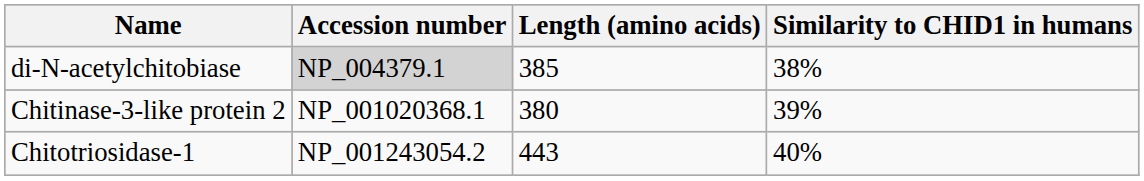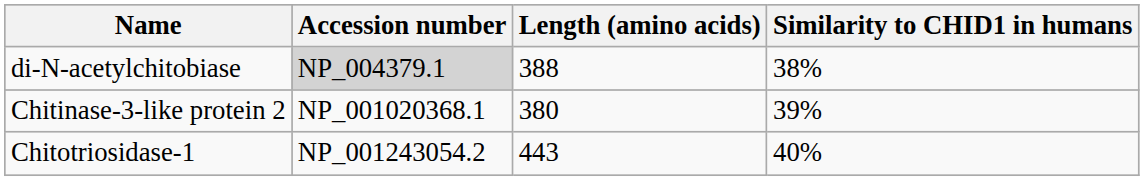(539, 68) 385 -> (539, 68) 388
